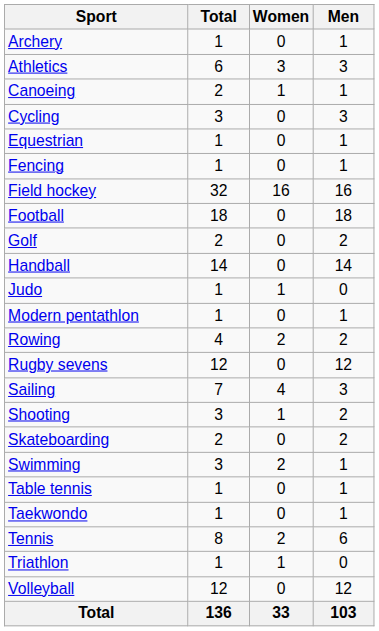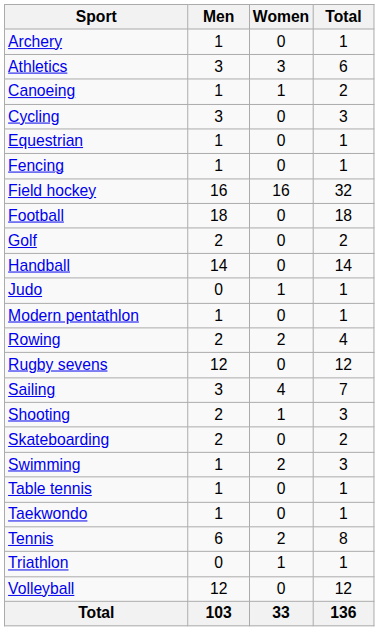columns swapped: (343, 16) <-> (219, 16)
